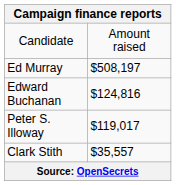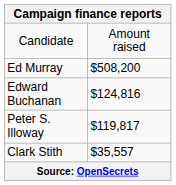(115, 68) $508,197 -> (115, 68) $508,200
(115, 126) $119,017 -> (115, 126) $119,817
